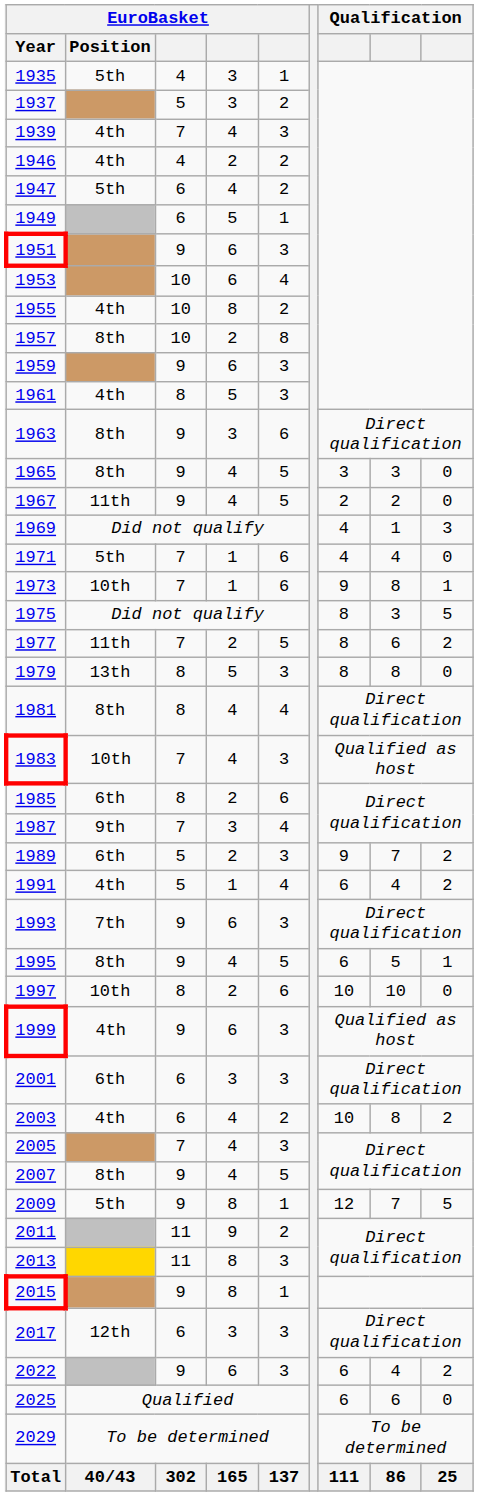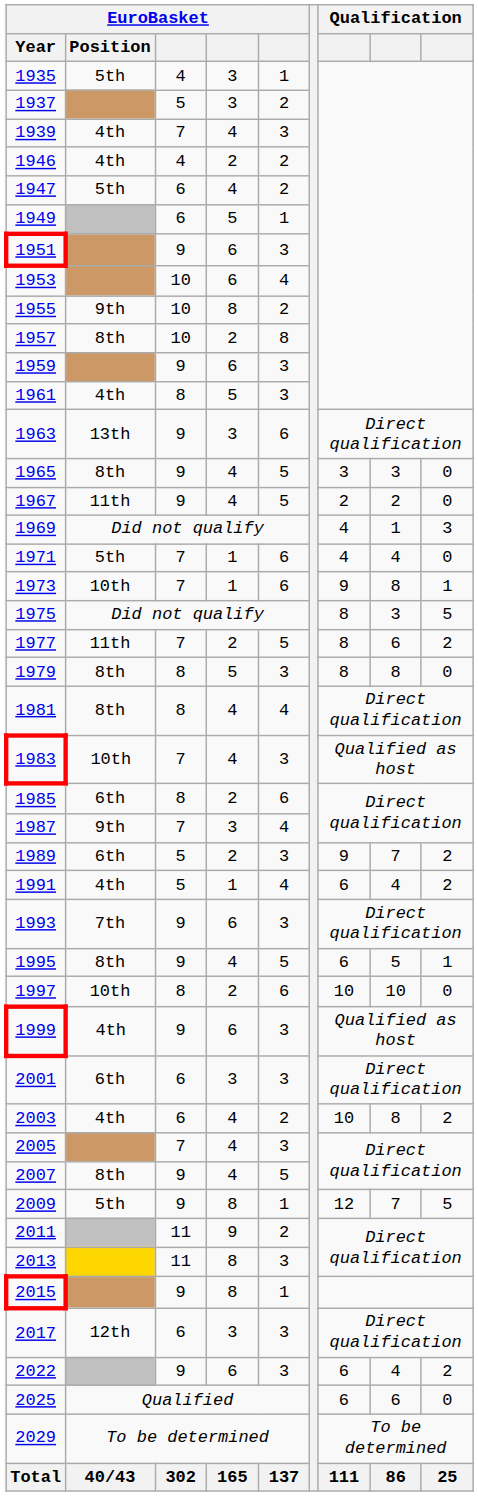(110, 309) 4th -> (110, 309) 9th
(110, 434) 8th -> (110, 434) 13th
(110, 672) 13th -> (110, 672) 8th
